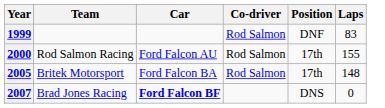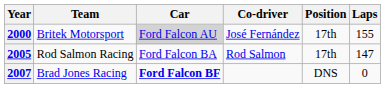- row: (19, 34)
(85, 54) Rod Salmon Racing -> (80, 34) Britek Motorsport
(178, 54) no background -> (178, 34) lightgrey background
(256, 54) Rod Salmon -> (263, 34) José Fernández
(80, 73) Britek Motorsport -> (85, 54) Rod Salmon Racing
(351, 73) 148 -> (365, 54) 147
